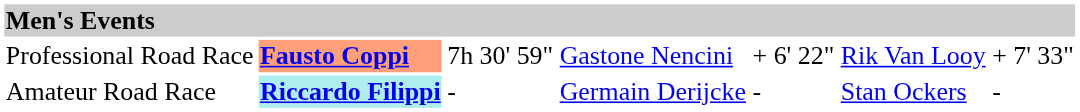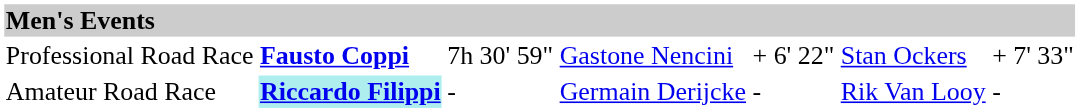(335, 55) lightsalmon background -> (335, 55) no background
(913, 55) Rik Van Looy -> (904, 55) Stan Ockers
(904, 91) Stan Ockers -> (913, 91) Rik Van Looy
